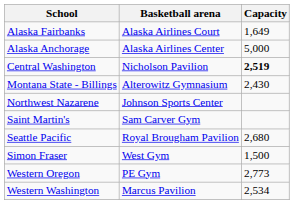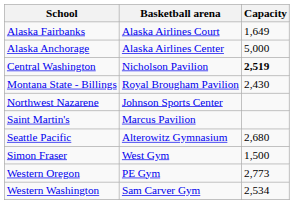(175, 84) Alterowitz Gymnasium -> (180, 84) Royal Brougham Pavilion
(161, 119) Sam Carver Gym -> (159, 119) Marcus Pavilion
(180, 137) Royal Brougham Pavilion -> (175, 137) Alterowitz Gymnasium
(159, 191) Marcus Pavilion -> (161, 191) Sam Carver Gym
